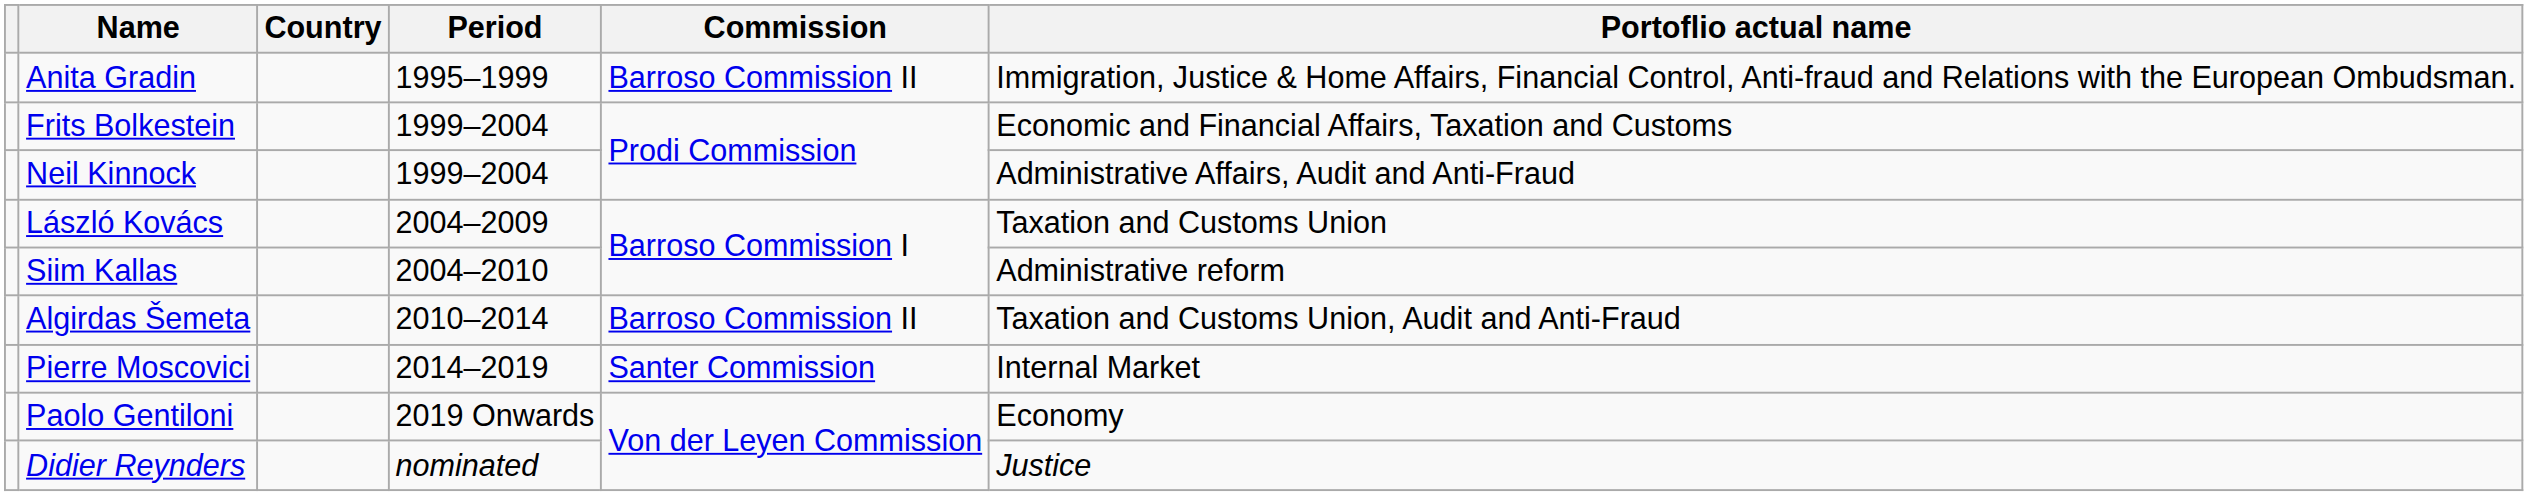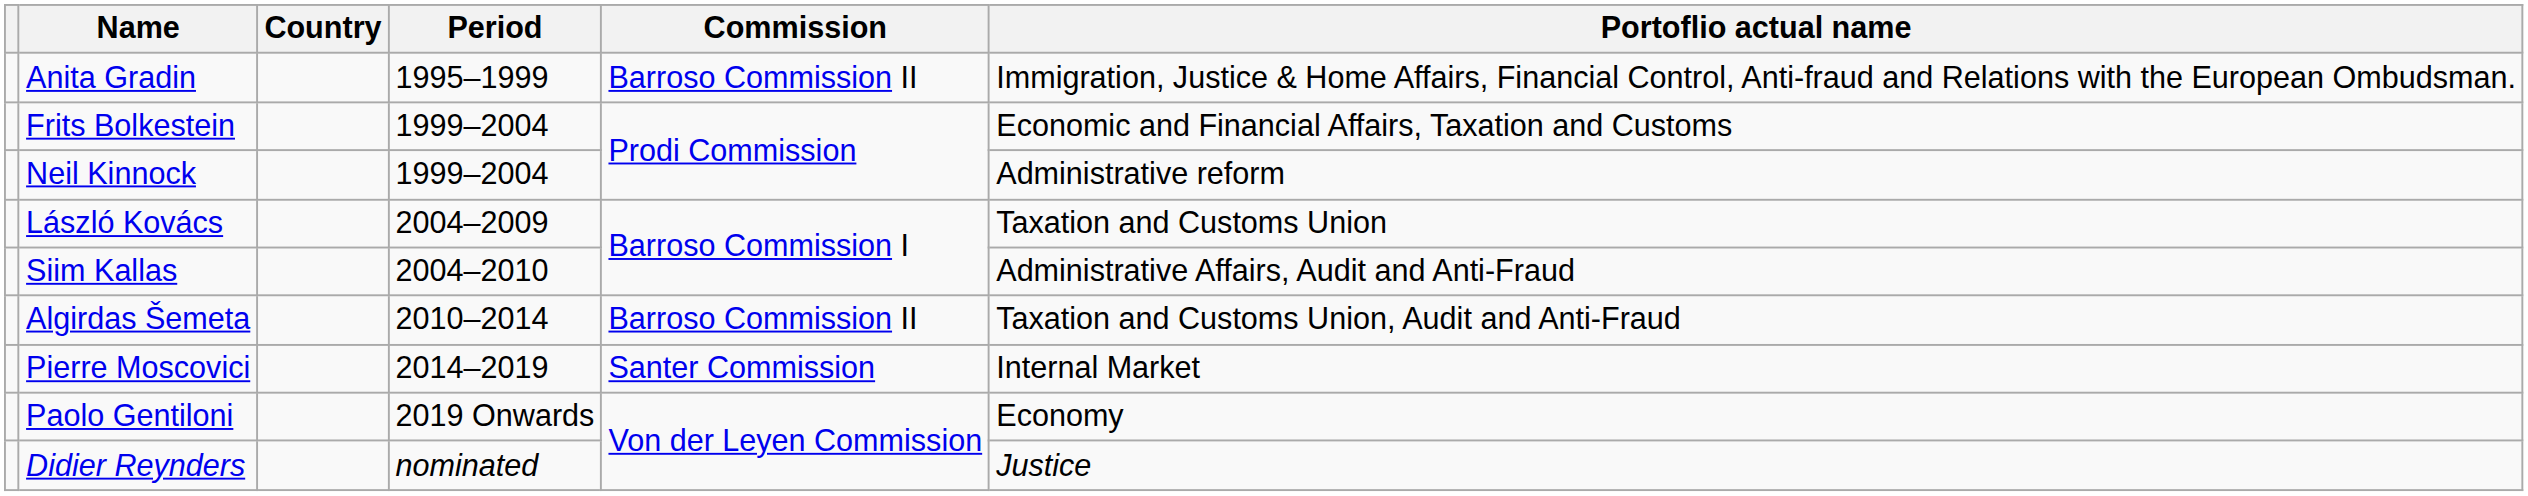(1286, 174) Administrative Affairs, Audit and Anti-Fraud -> (1141, 174) Administrative reform
(1141, 271) Administrative reform -> (1286, 271) Administrative Affairs, Audit and Anti-Fraud
